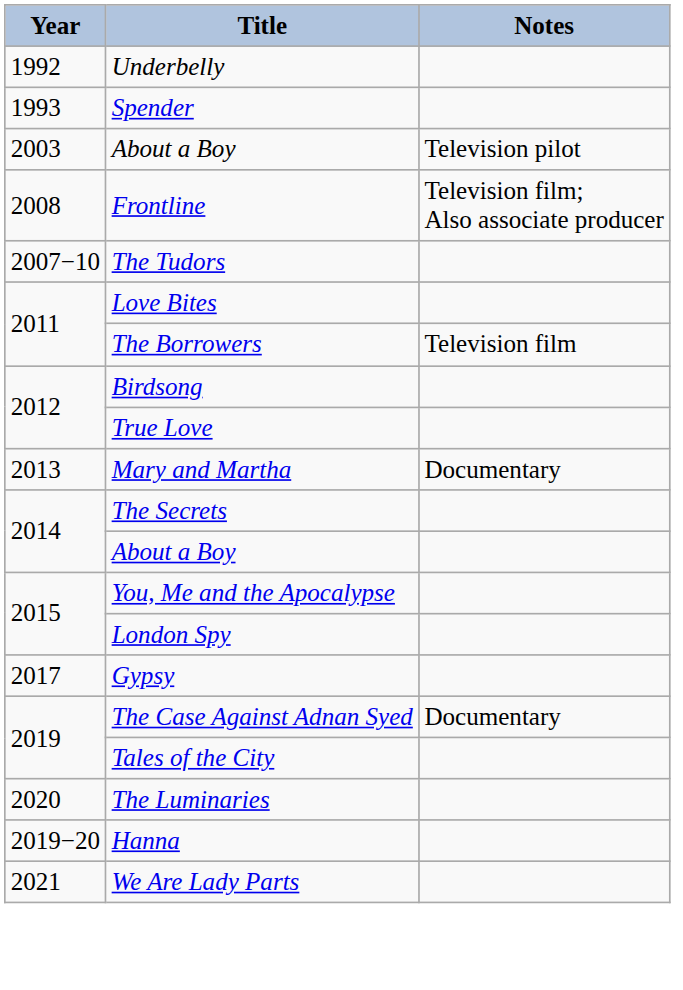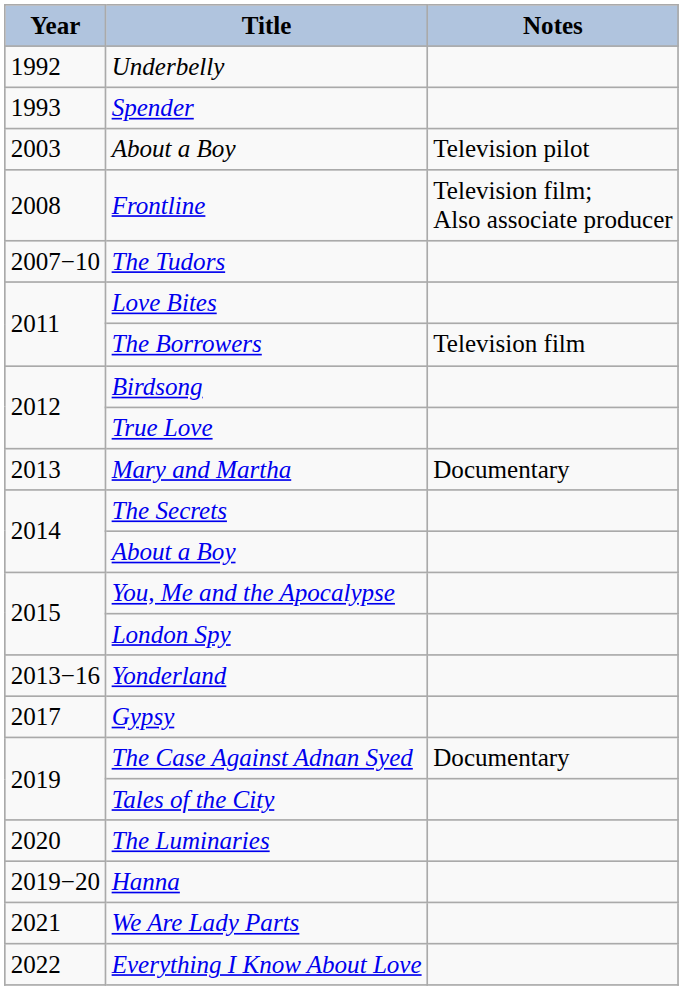+ row: (55, 675)
+ row: (36, 964)
